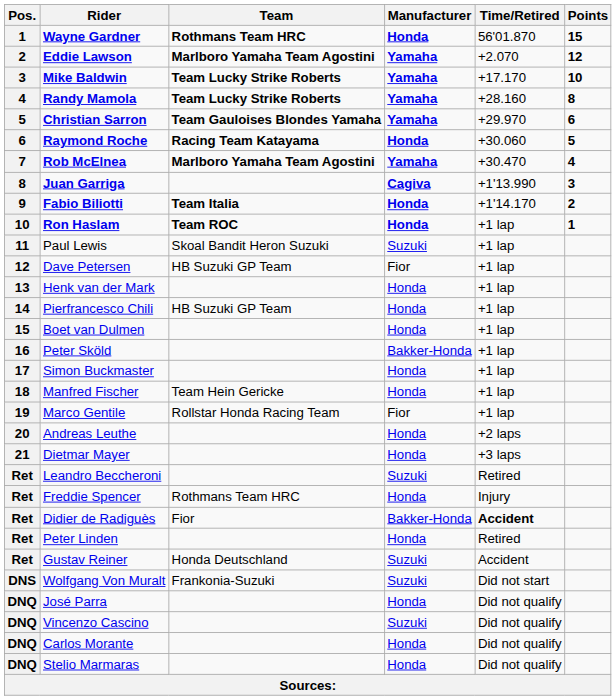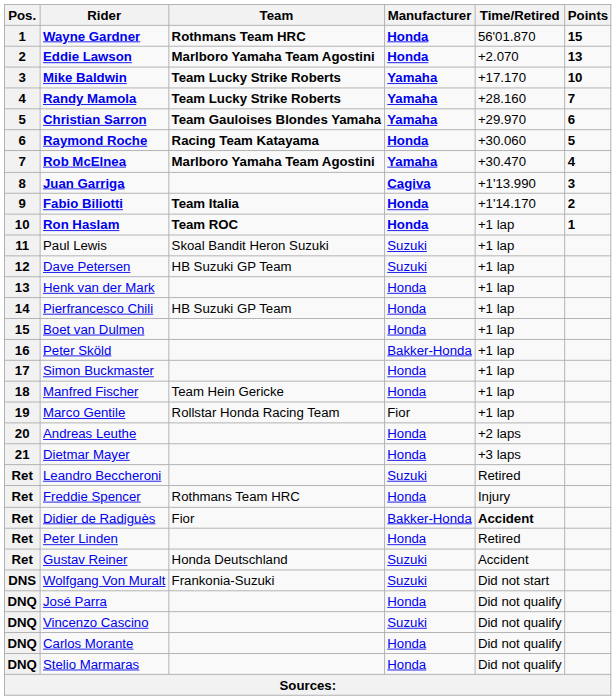(412, 57) Yamaha -> (408, 57) Honda
(575, 57) 12 -> (575, 57) 13
(571, 99) 8 -> (571, 99) 7
(399, 266) Fior -> (407, 266) Suzuki
